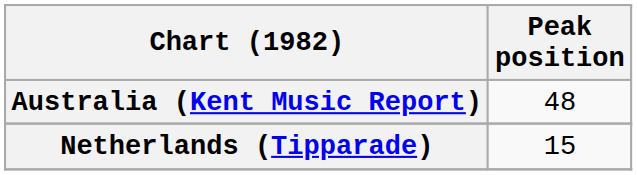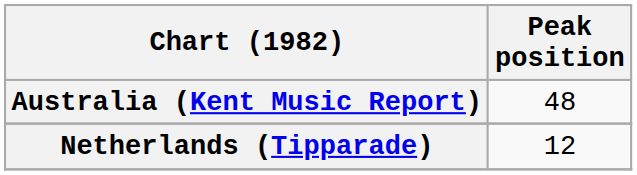(560, 146) 15 -> (560, 146) 12
